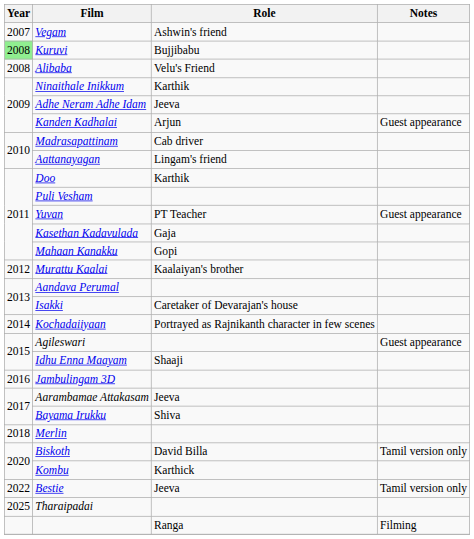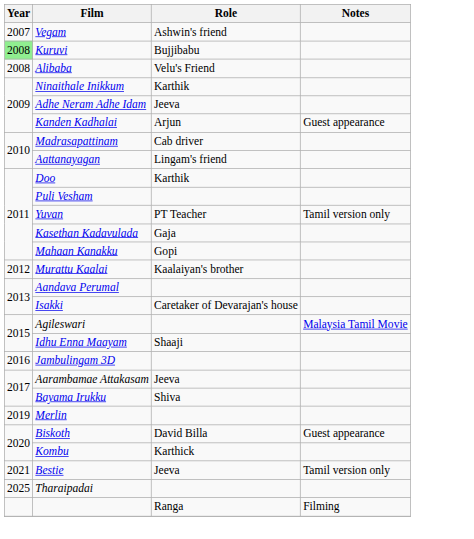(421, 214) Guest appearance -> (347, 214) Tamil version only
- row: (71, 324)
(421, 342) Guest appearance -> (355, 324) Malaysia Tamil Movie
(19, 433) 2018 -> (19, 415) 2019
(424, 452) Tamil version only -> (344, 433) Guest appearance
(19, 488) 2022 -> (19, 470) 2021
